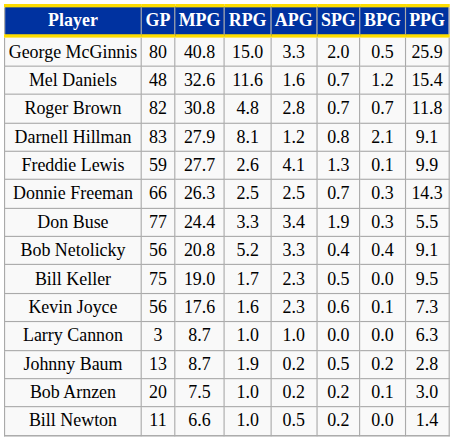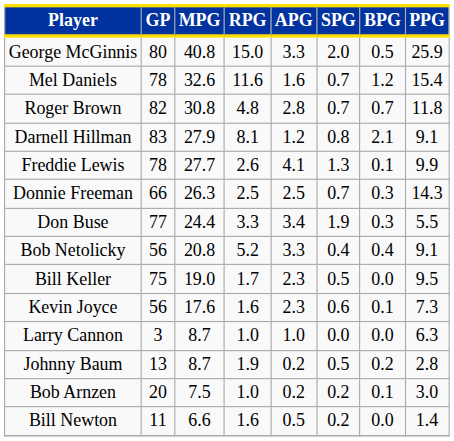(158, 80) 48 -> (158, 80) 78
(158, 165) 59 -> (158, 165) 78
(248, 421) 1.0 -> (248, 421) 1.6
